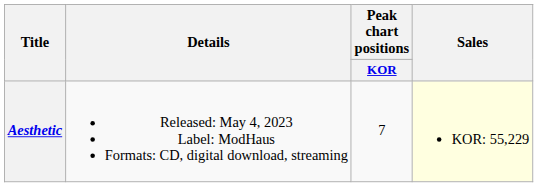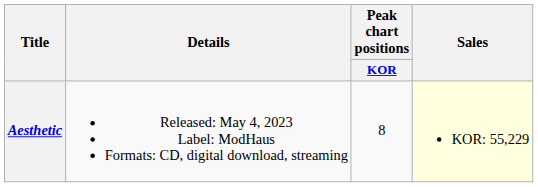(382, 131) 7 -> (382, 131) 8
